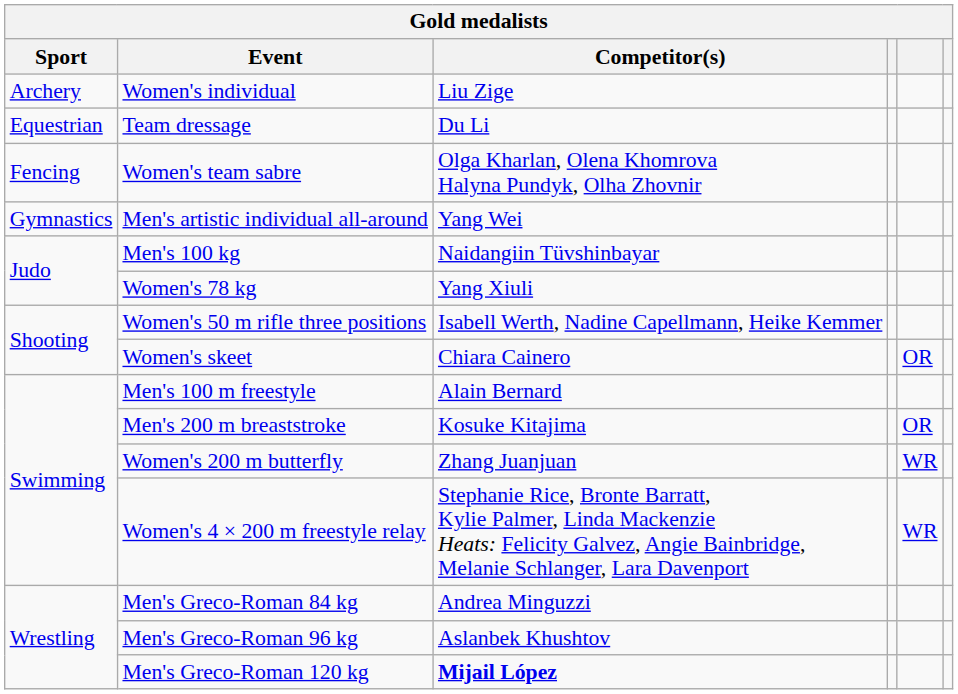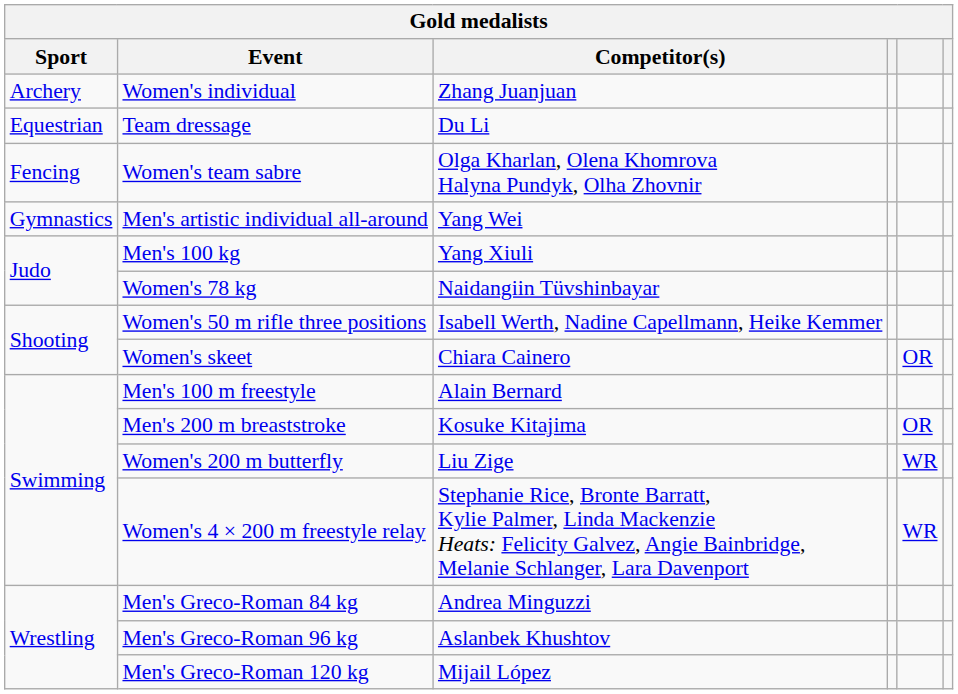(476, 90) Liu Zige -> (507, 90) Zhang Juanjuan
(549, 253) Naidangiin Tüvshinbayar -> (486, 253) Yang Xiuli
(486, 287) Yang Xiuli -> (549, 287) Naidangiin Tüvshinbayar
(507, 460) Zhang Juanjuan -> (476, 460) Liu Zige
(497, 671) bold -> (494, 671) normal
